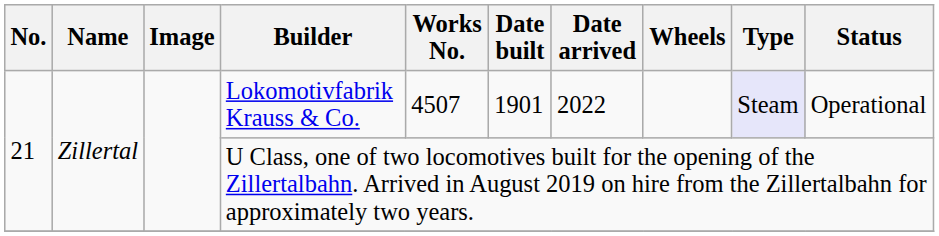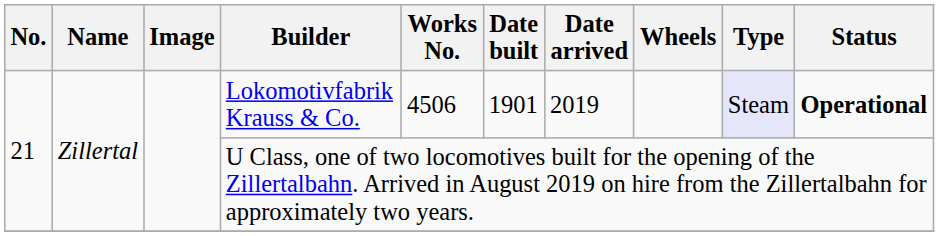(436, 104) 4507 -> (432, 104) 4506
(582, 104) 2022 -> (574, 104) 2019
(868, 104) normal -> (864, 104) bold
